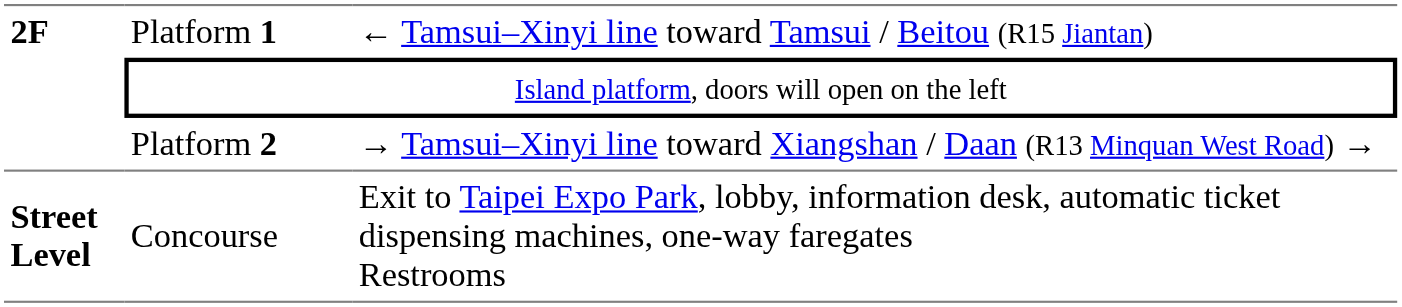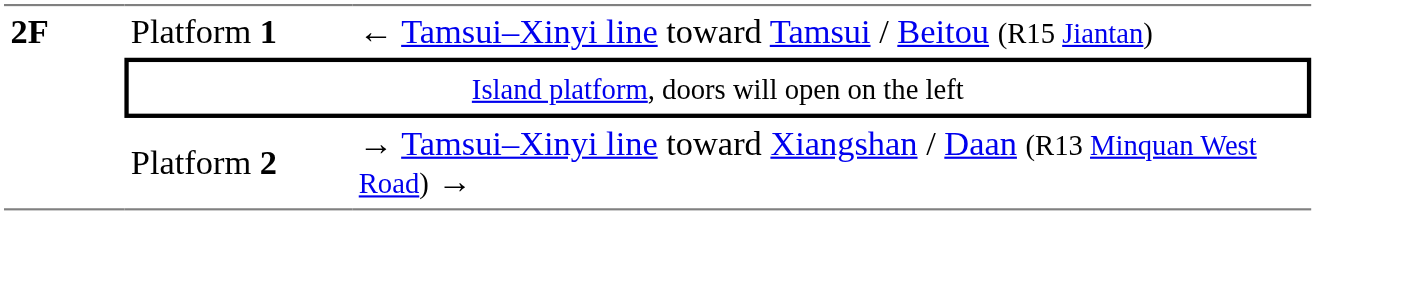- row: (204, 235)
